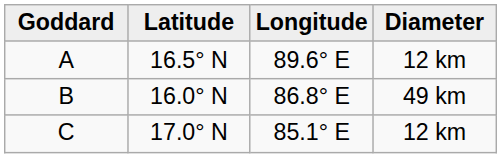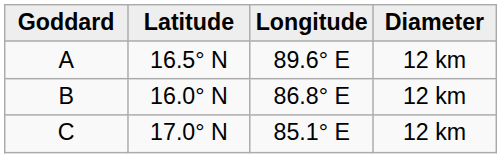(435, 96) 49 km -> (435, 96) 12 km
